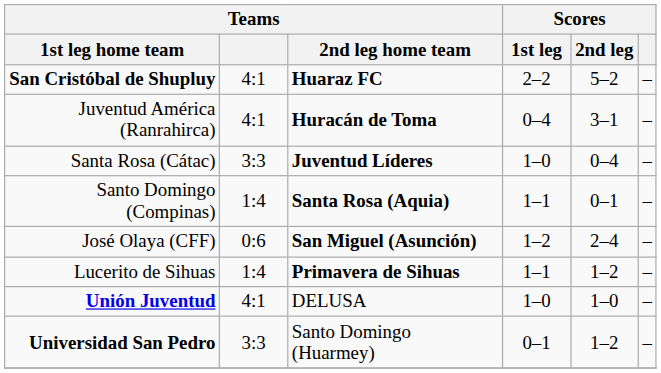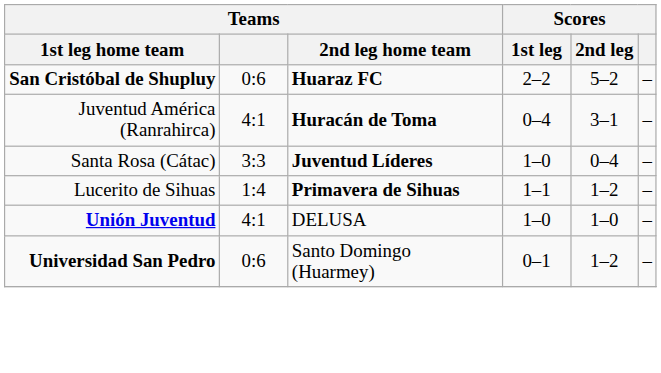(254, 79) 4:1 -> (254, 79) 0:6
- row: (156, 201)
- row: (149, 241)
(254, 342) 3:3 -> (254, 260) 0:6
